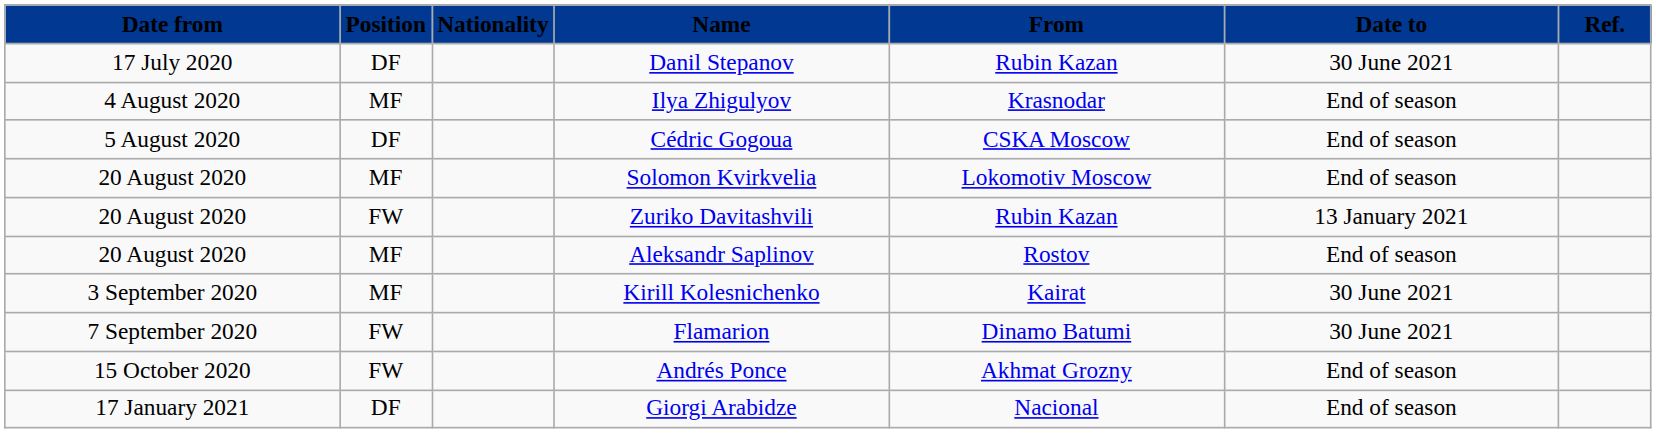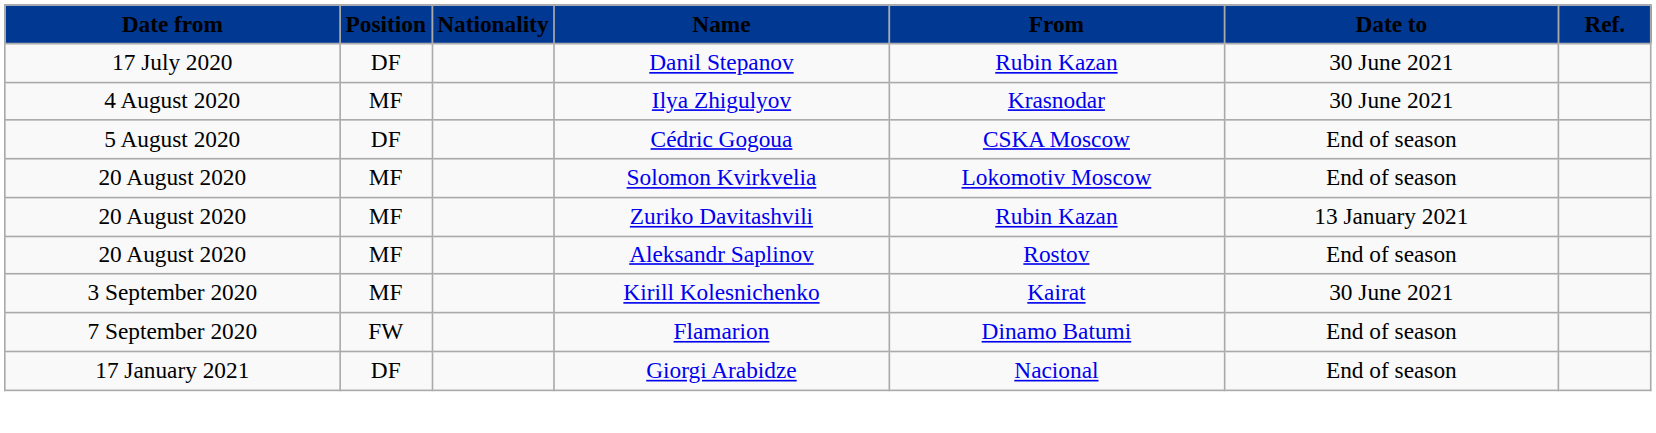(1391, 101) End of season -> (1391, 101) 30 June 2021
(386, 216) FW -> (386, 216) MF
(1391, 331) 30 June 2021 -> (1391, 331) End of season
- row: (721, 370)
